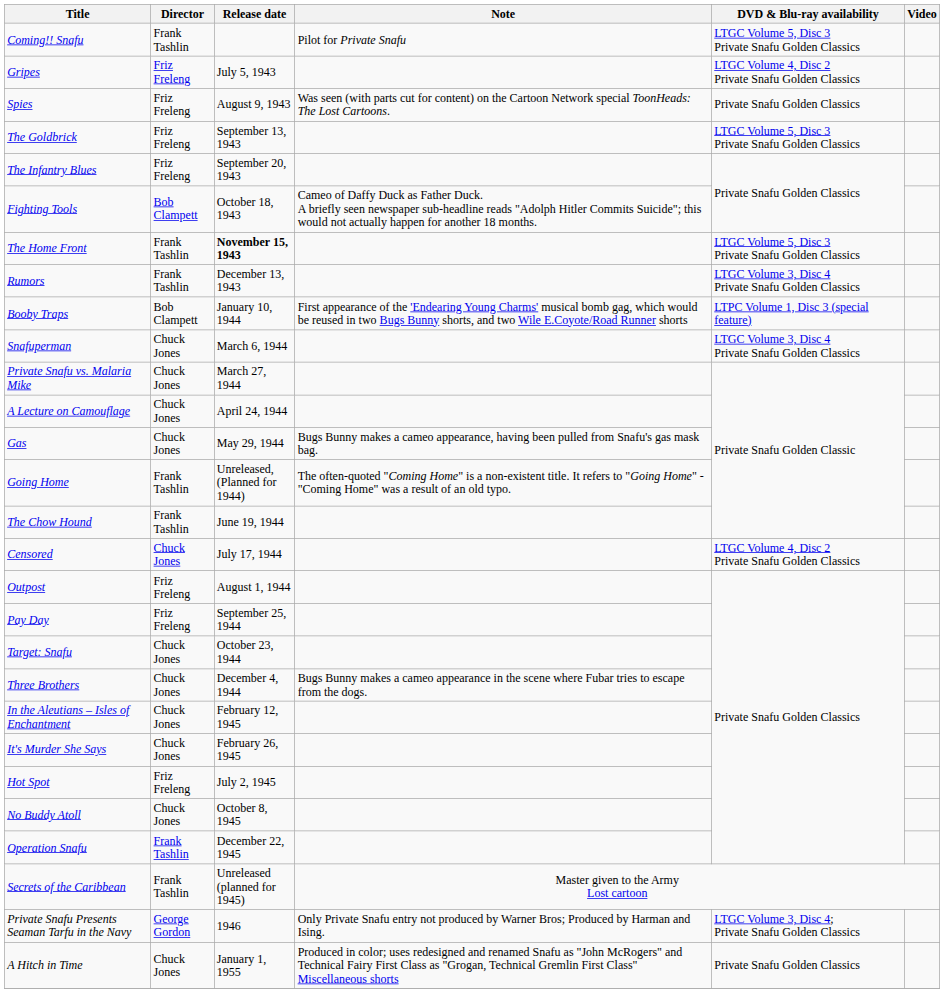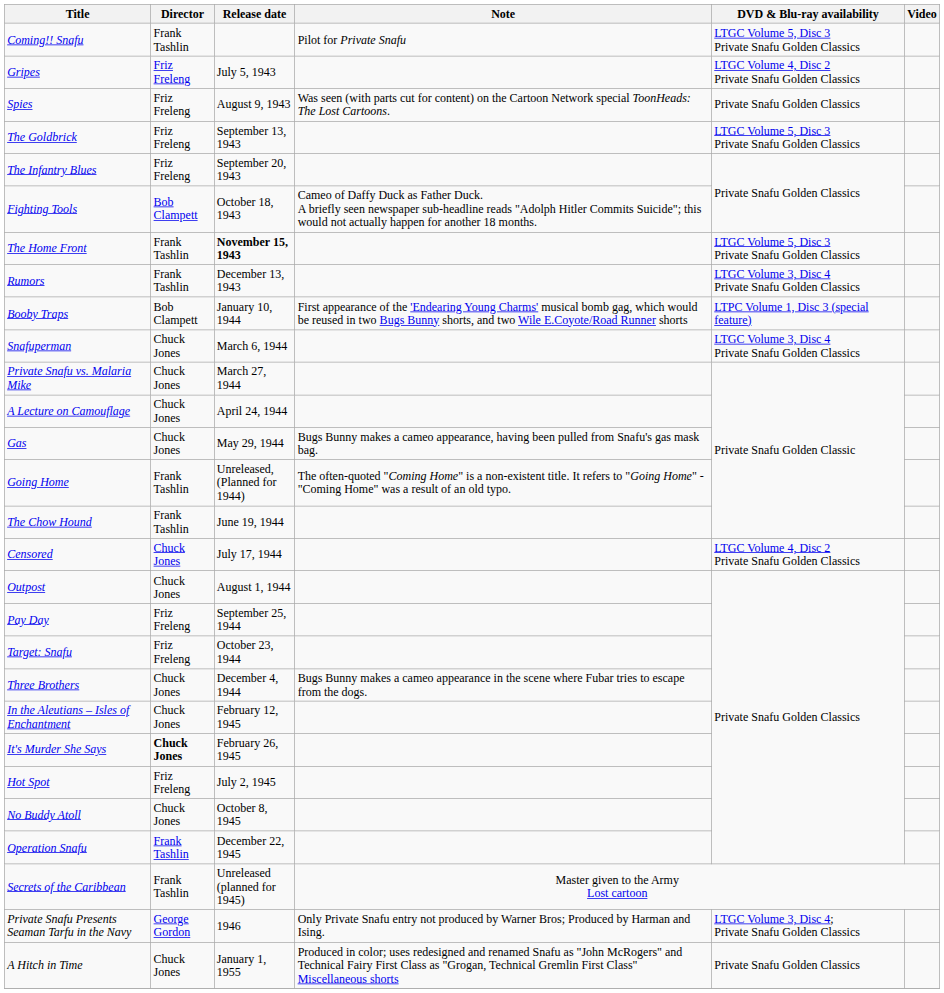(172, 587) Friz Freleng -> (169, 587) Chuck Jones
(169, 652) Chuck Jones -> (172, 652) Friz Freleng
(169, 749) normal -> (171, 749) bold
